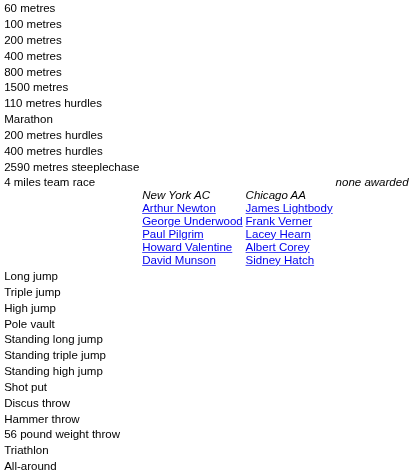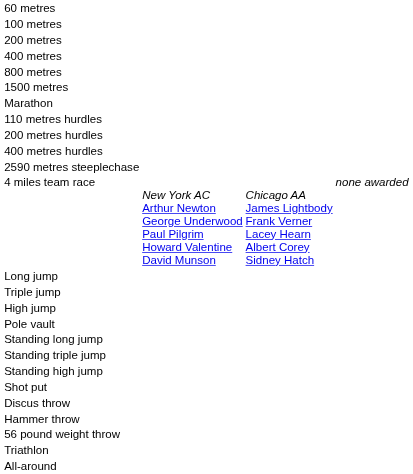rows swapped: (28, 119) <-> (53, 103)
